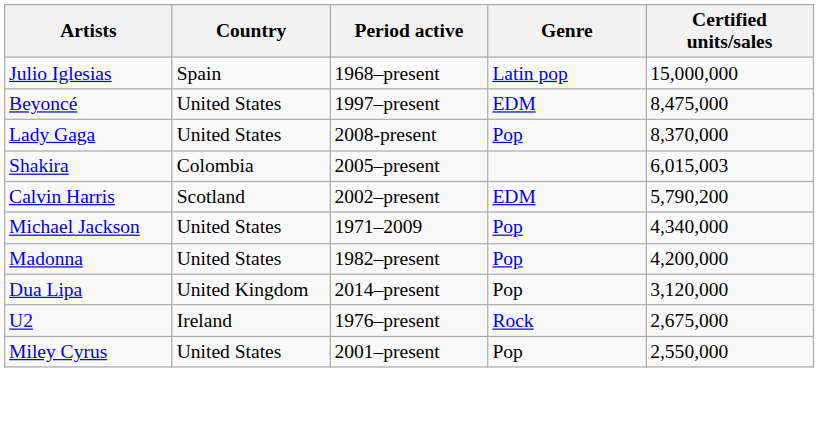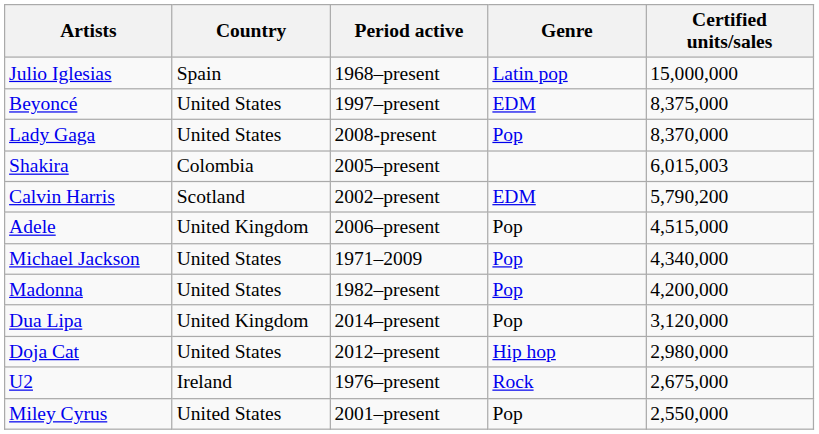(689, 103) 8,475,000 -> (689, 103) 8,375,000
+ row: (32, 227)
+ row: (44, 351)
